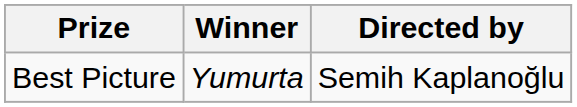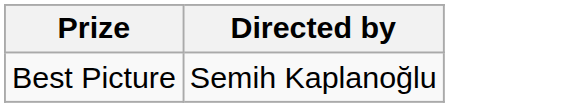- column: (247, 28)
